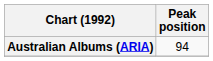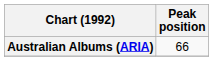(182, 46) 94 -> (182, 46) 66
